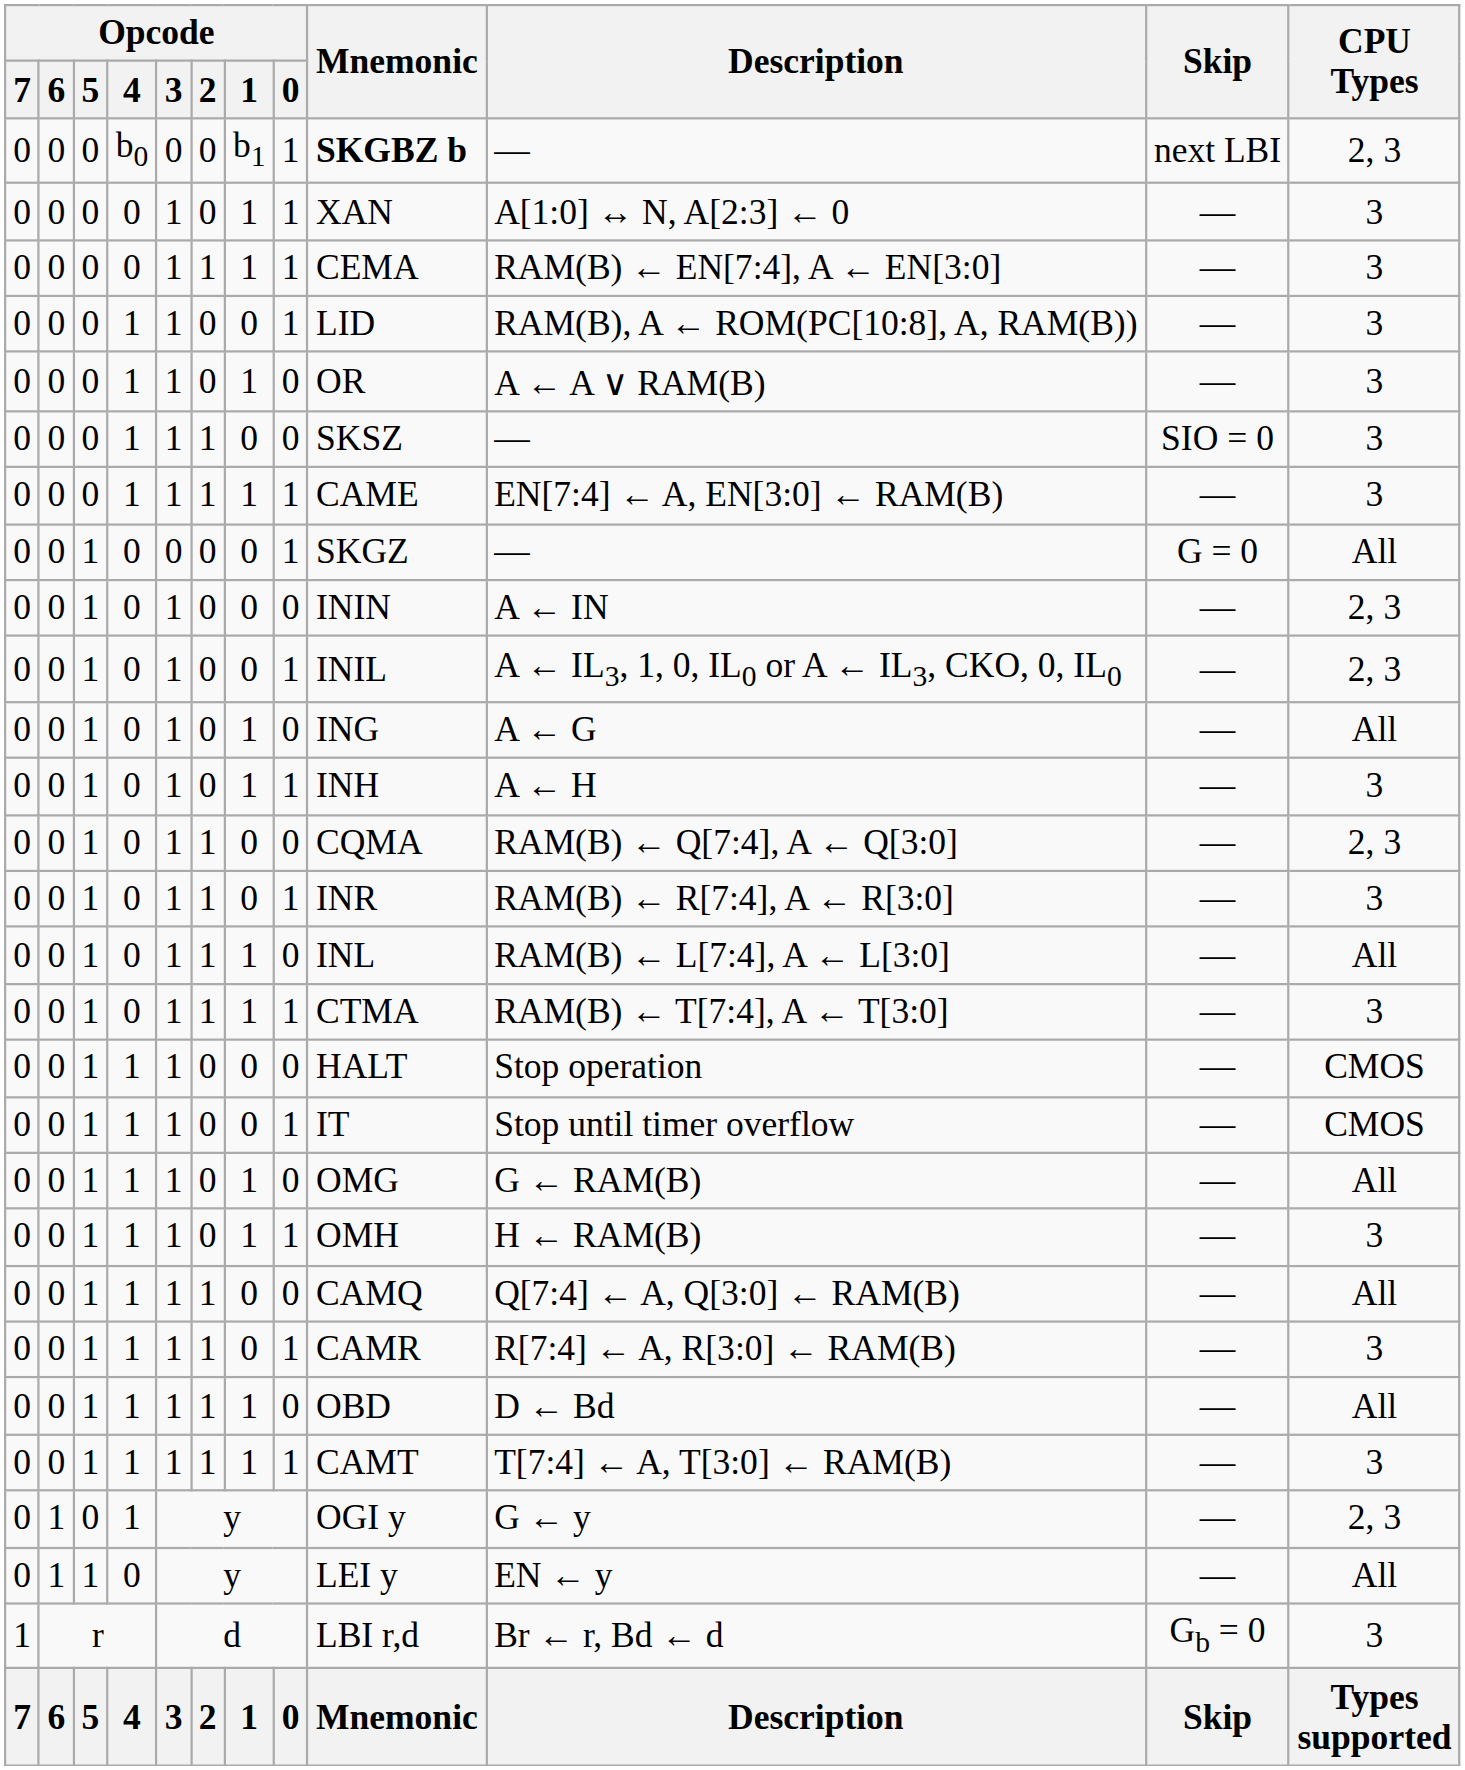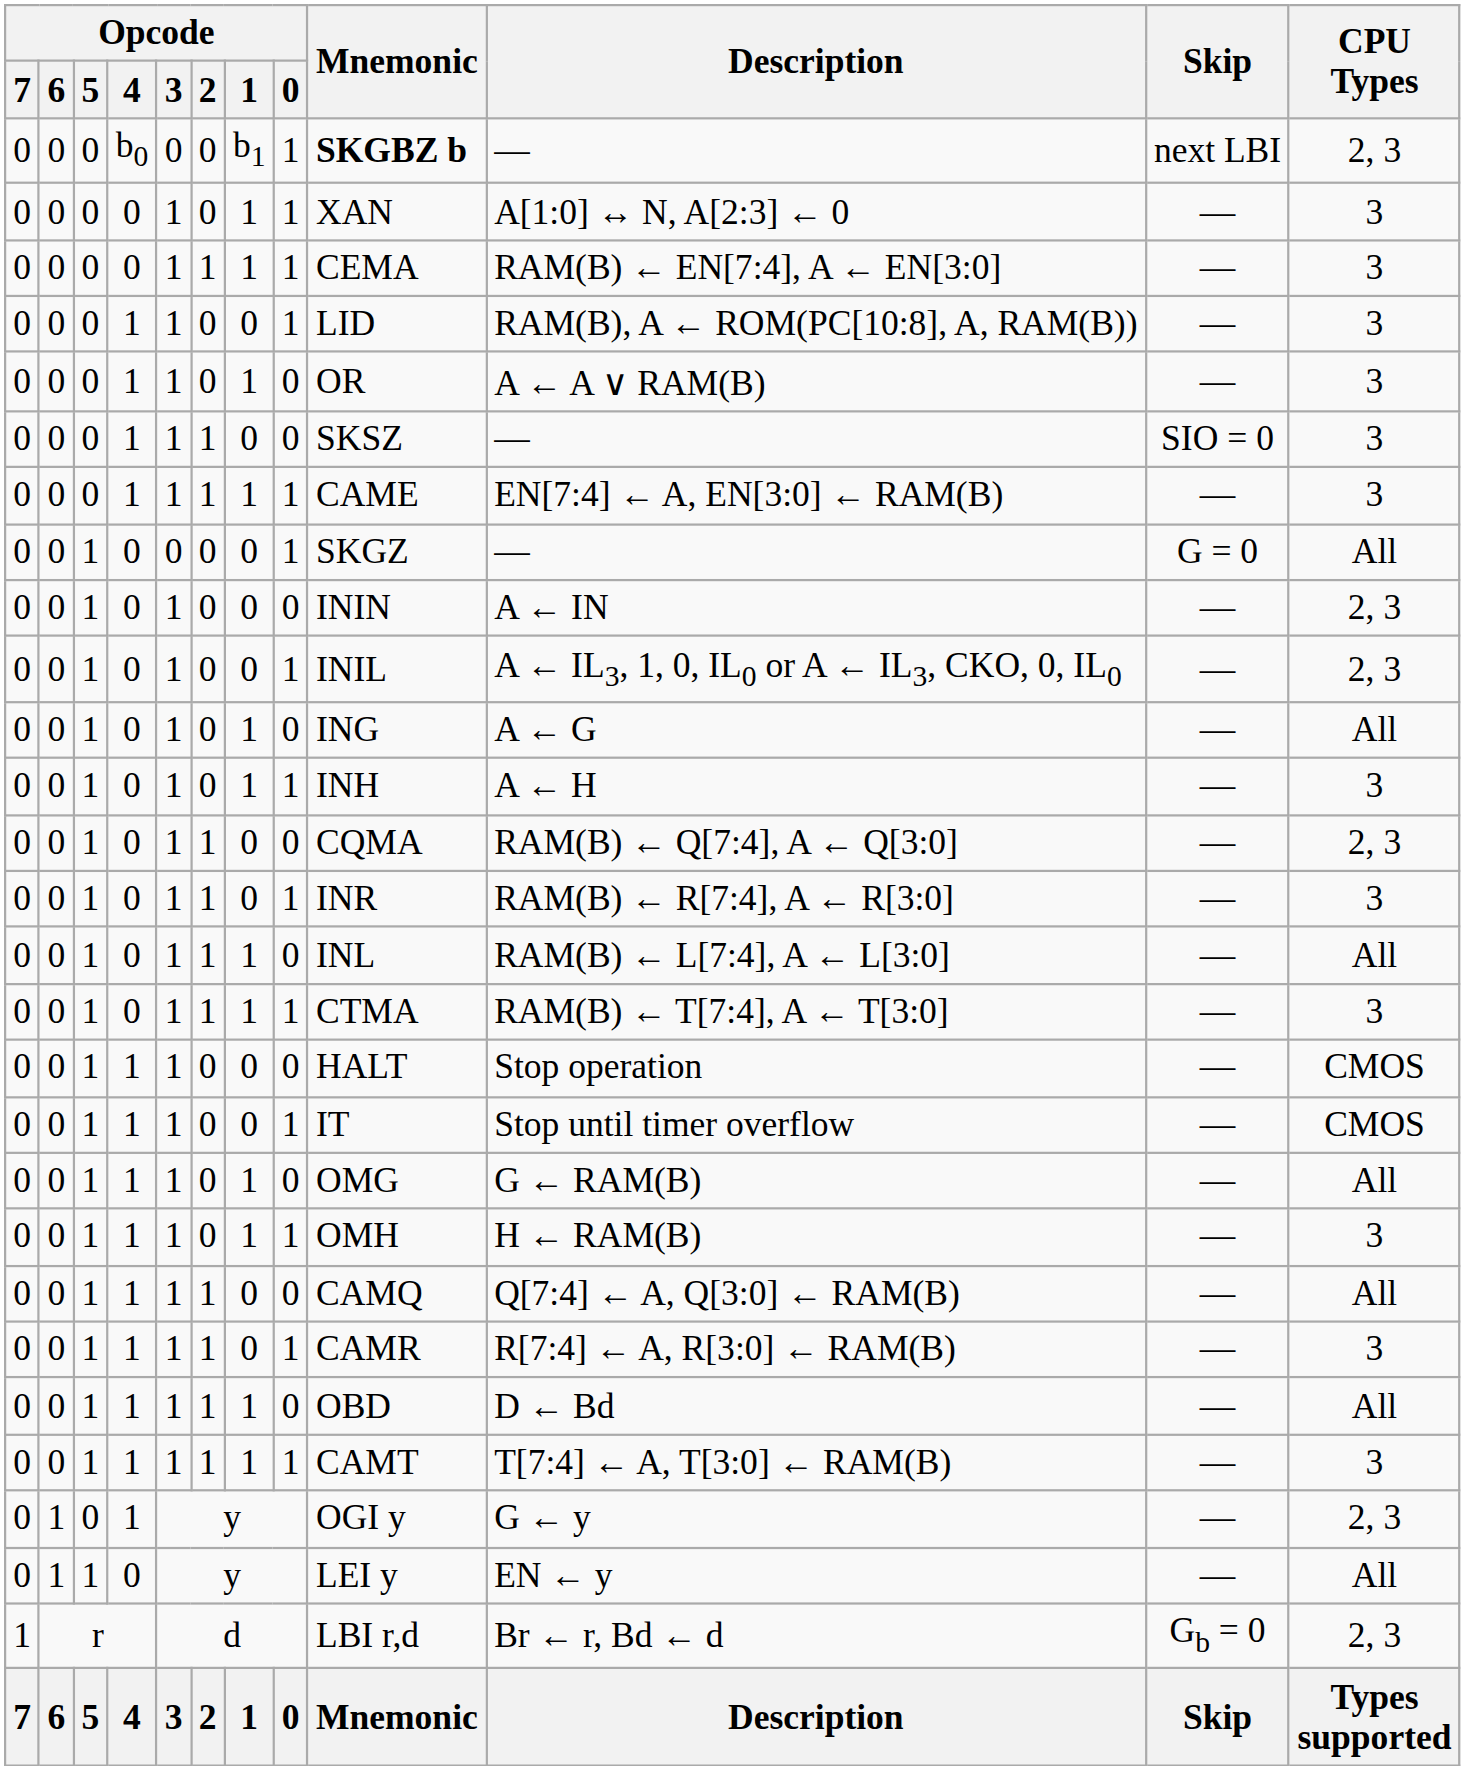(1375, 1635) 3 -> (1375, 1635) 2, 3
